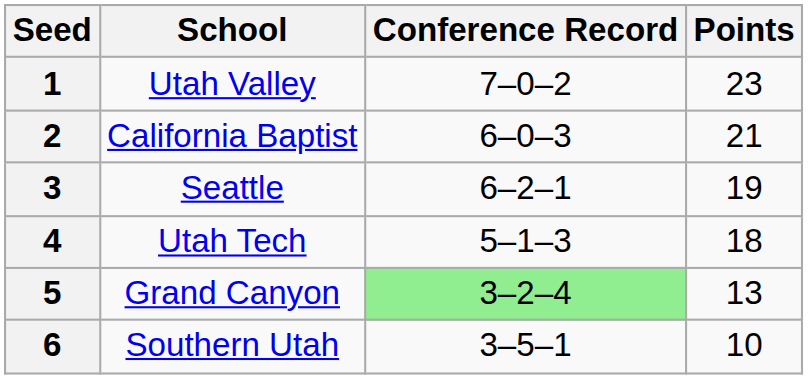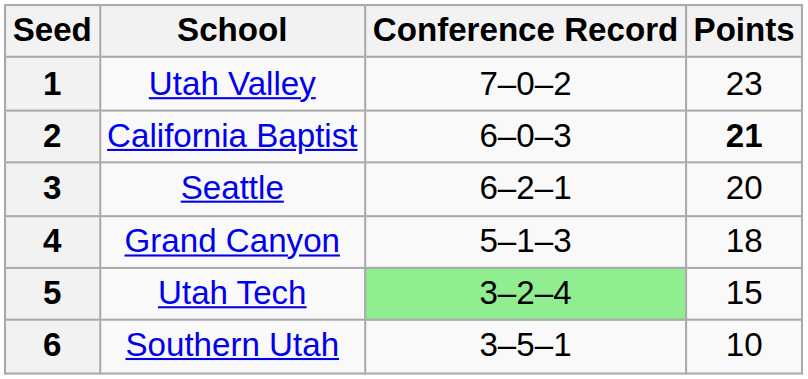(744, 135) normal -> (744, 135) bold
(744, 188) 19 -> (744, 188) 20
(232, 240) Utah Tech -> (232, 240) Grand Canyon
(232, 293) Grand Canyon -> (232, 293) Utah Tech
(744, 293) 13 -> (744, 293) 15
